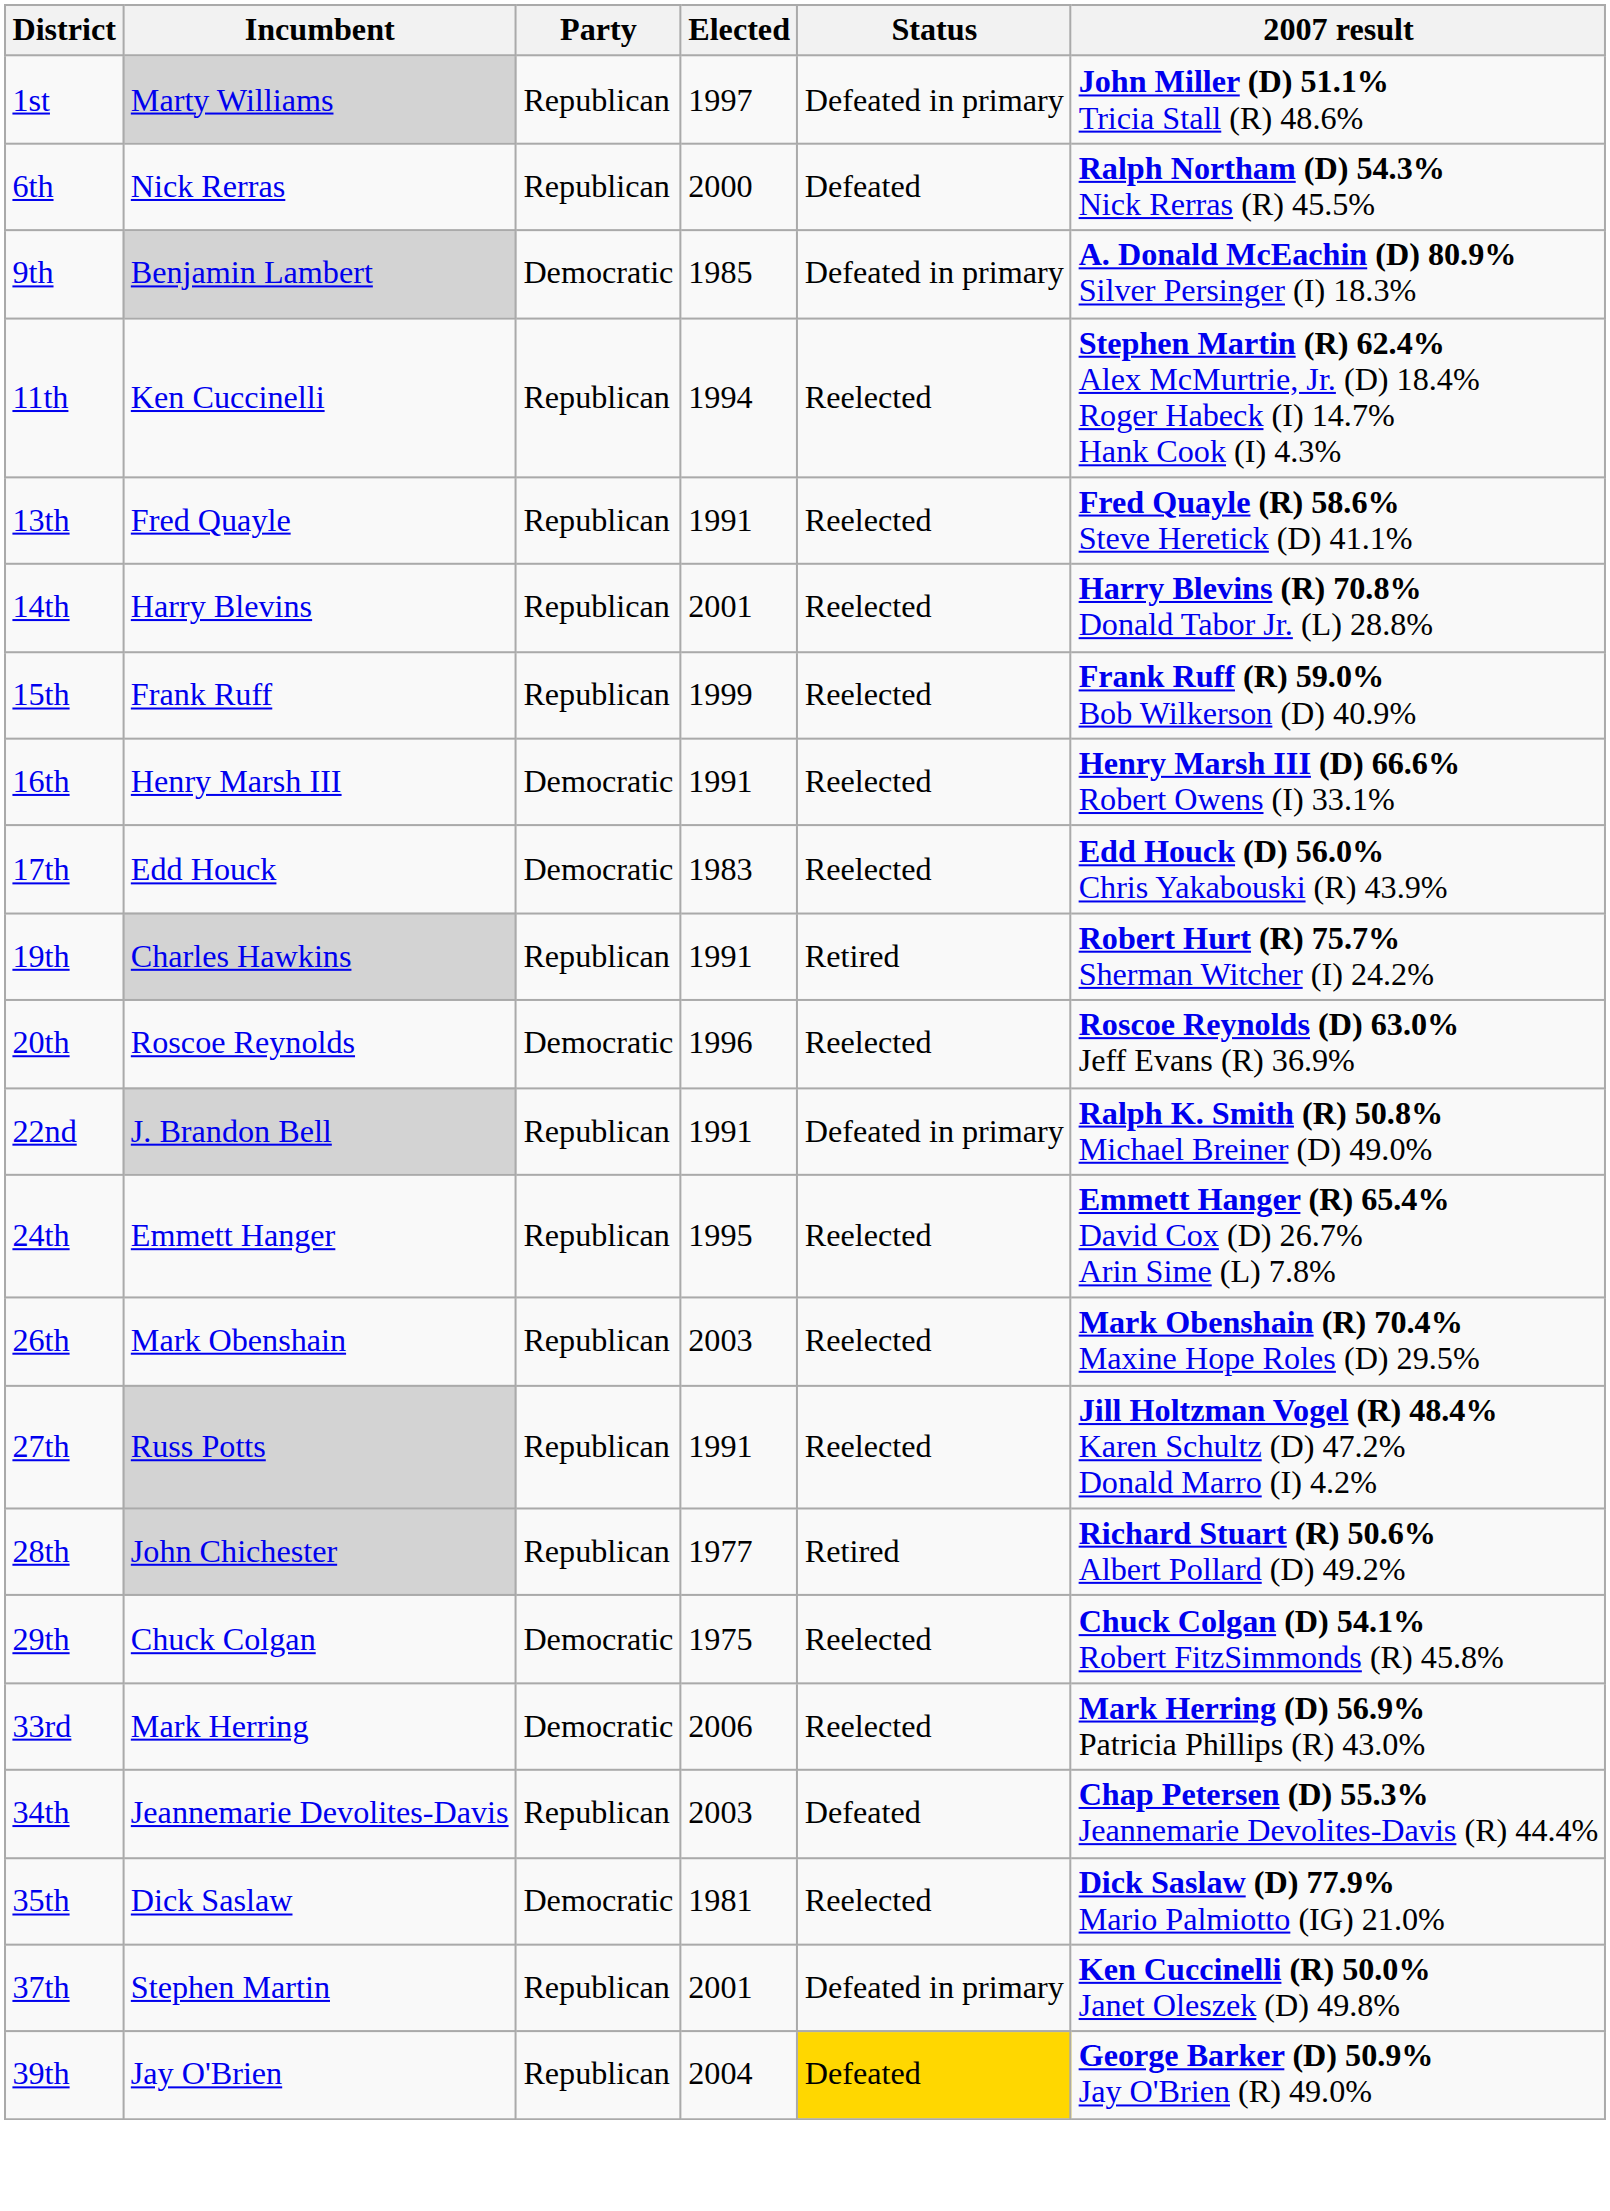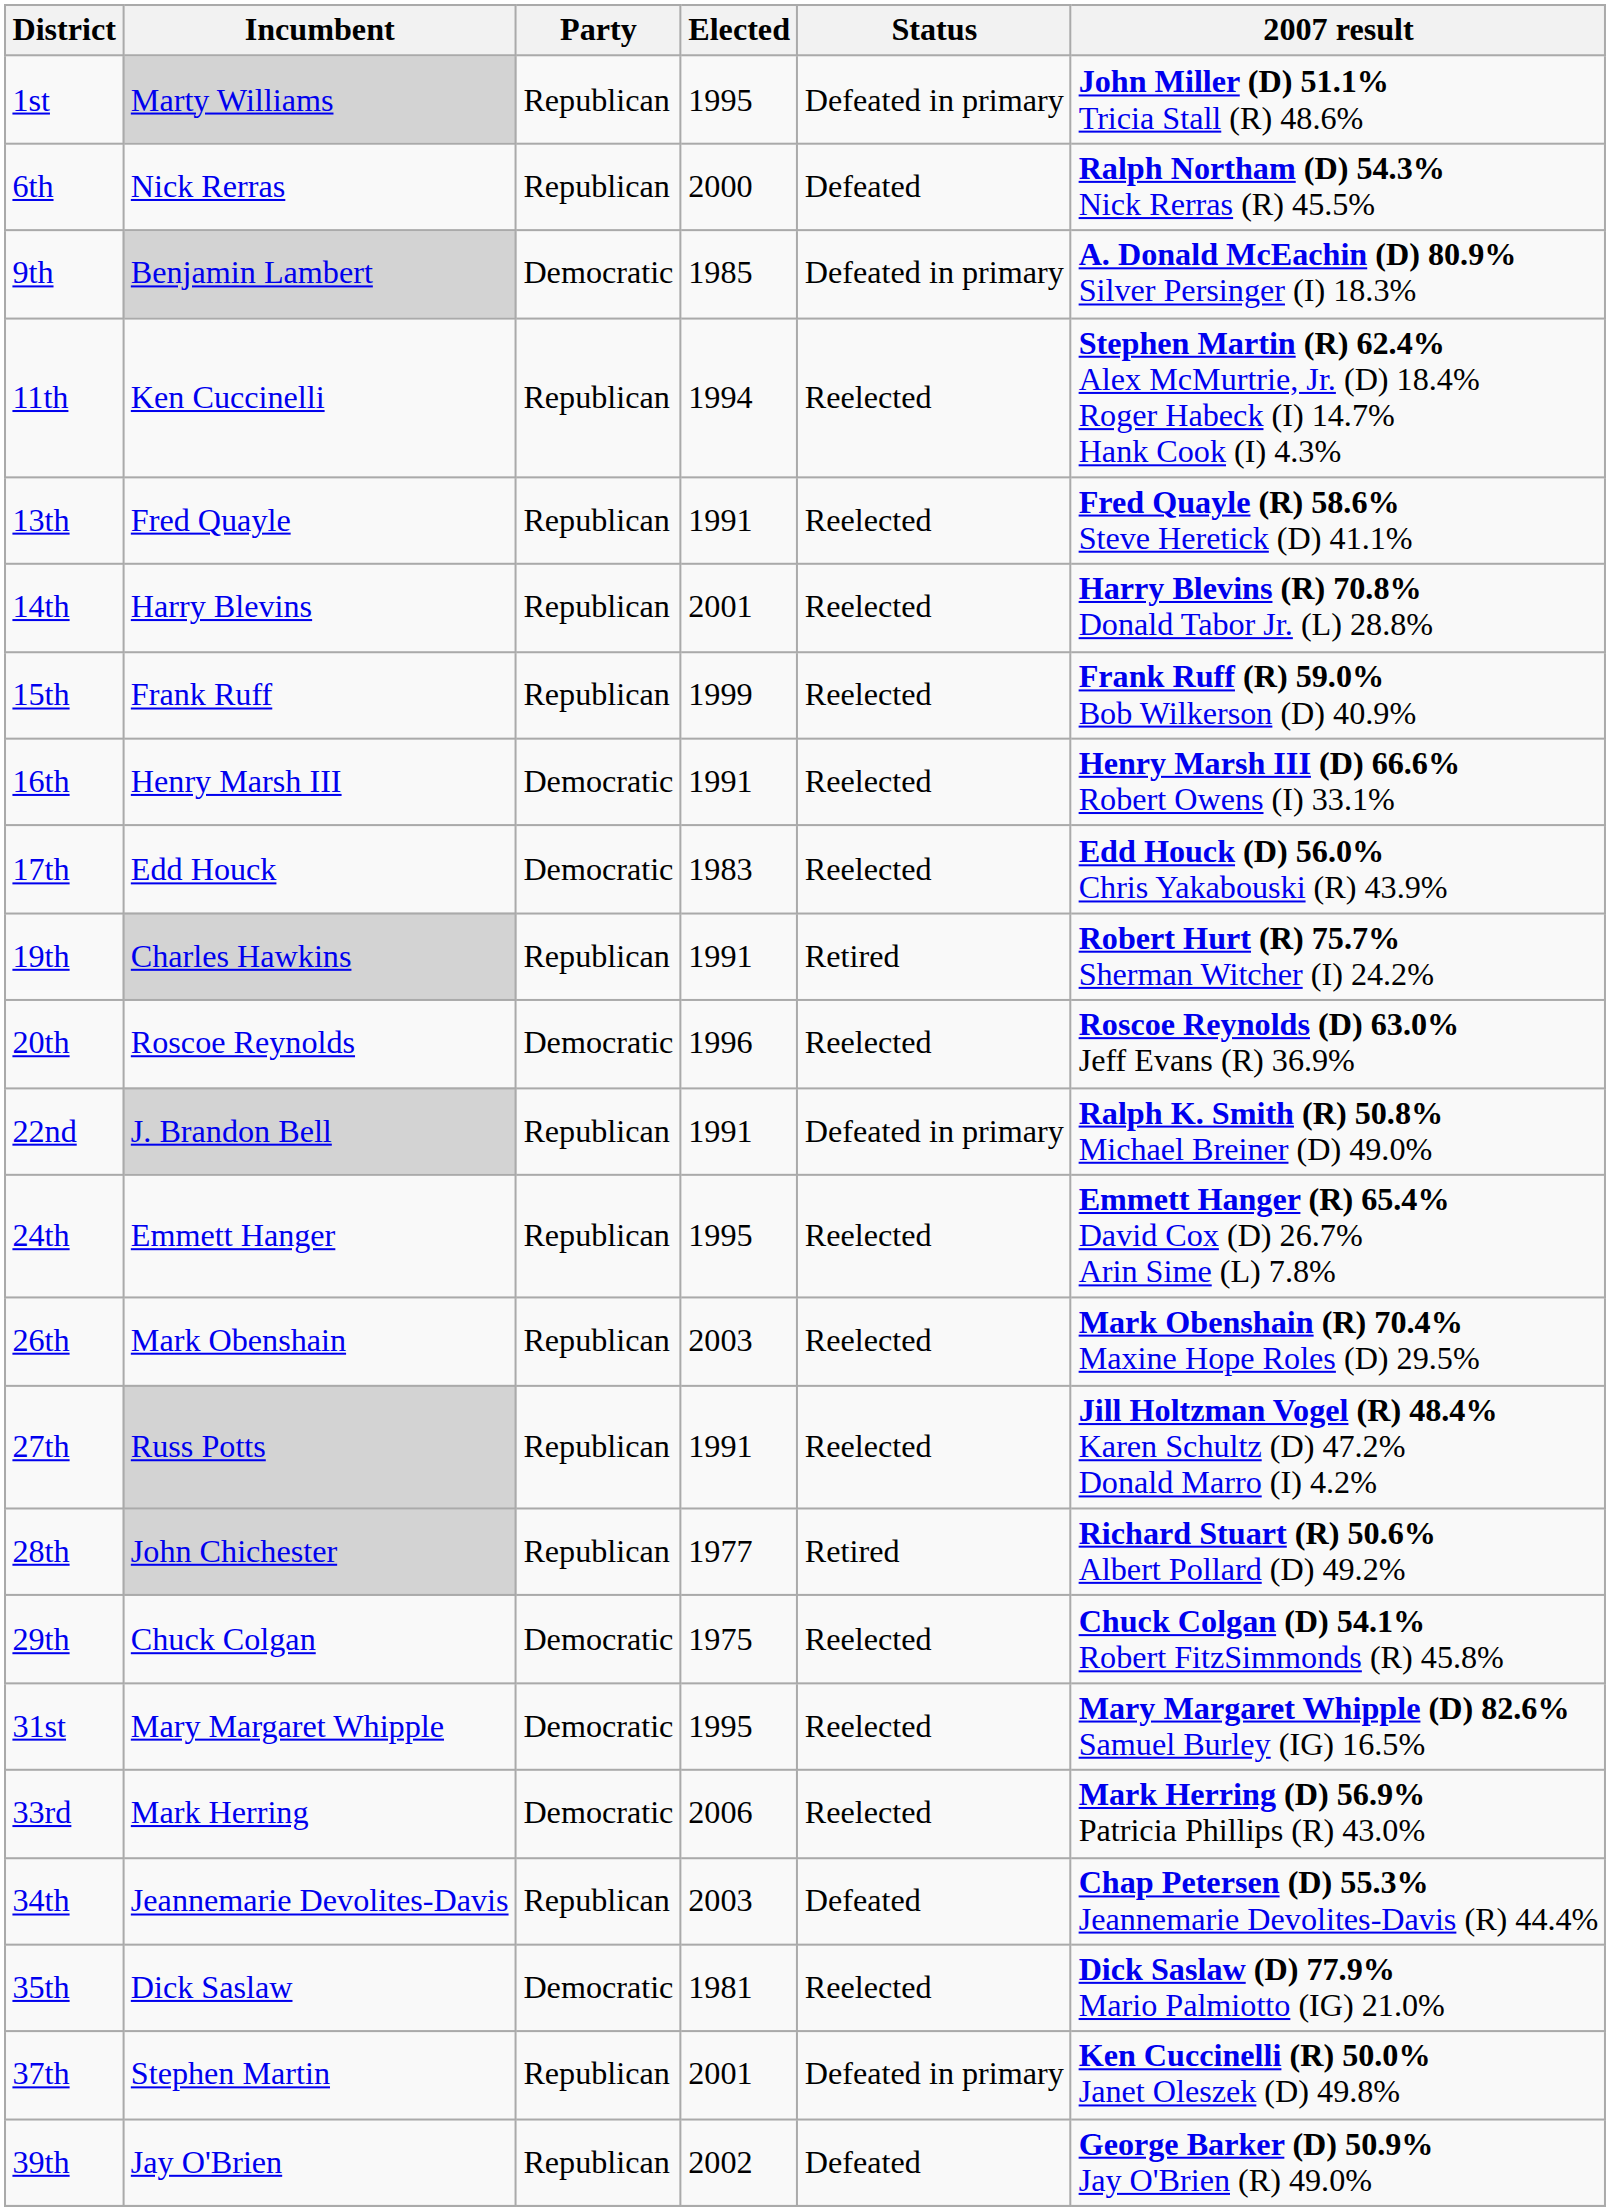(720, 99) 1997 -> (720, 99) 1995
+ row: (39, 1725)
(720, 2074) 2004 -> (720, 2161) 2002
(863, 2074) gold background -> (863, 2161) no background
